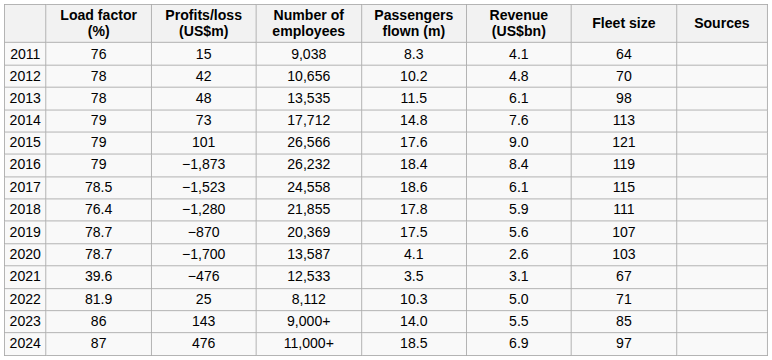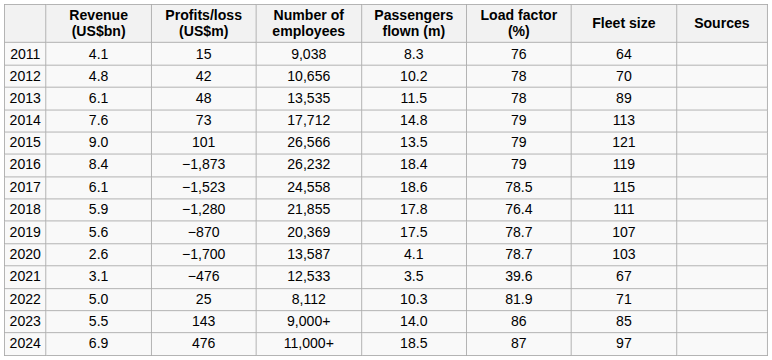columns swapped: (519, 23) <-> (99, 23)
(624, 98) 98 -> (624, 98) 89
(414, 143) 17.6 -> (414, 143) 13.5
